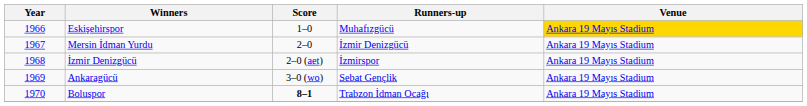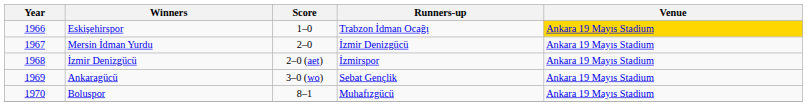(367, 28) Muhafızgücü -> (384, 28) Trabzon İdman Ocağı
(305, 93) bold -> (305, 93) normal
(384, 93) Trabzon İdman Ocağı -> (367, 93) Muhafızgücü
